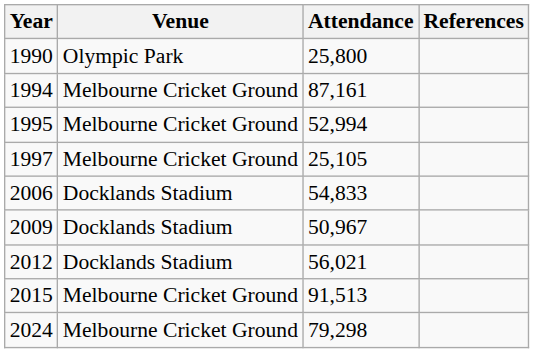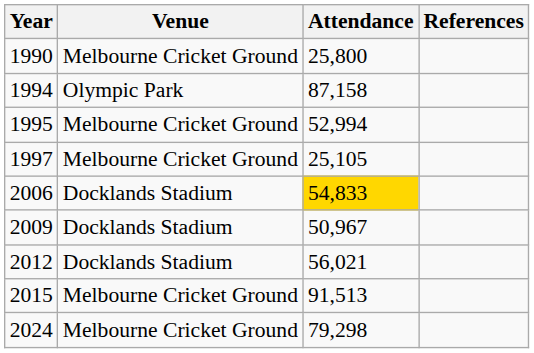(123, 55) Olympic Park -> (180, 55) Melbourne Cricket Ground
(180, 90) Melbourne Cricket Ground -> (123, 90) Olympic Park
(338, 90) 87,161 -> (338, 90) 87,158
(338, 192) no background -> (338, 192) gold background
